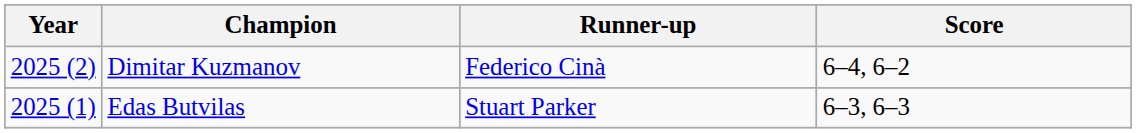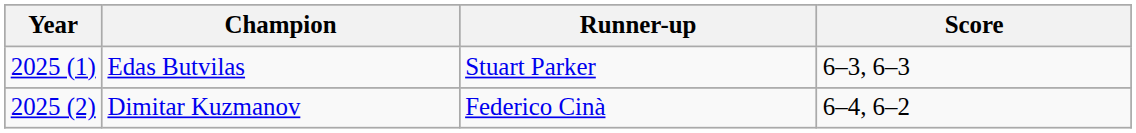rows swapped: (204, 66) <-> (176, 107)
